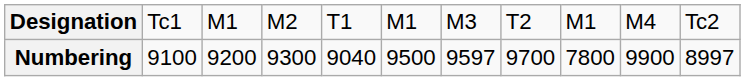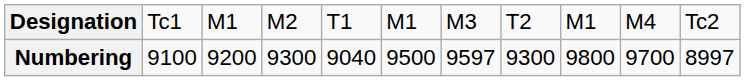(530, 57) 9700 -> (530, 57) 9300
(590, 57) 7800 -> (590, 57) 9800
(650, 57) 9900 -> (650, 57) 9700
